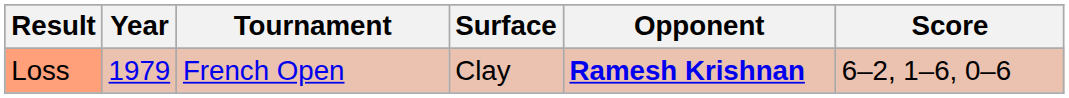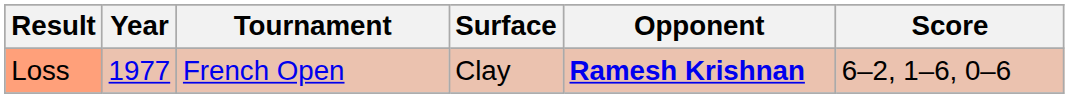(139, 70) 1979 -> (139, 70) 1977
